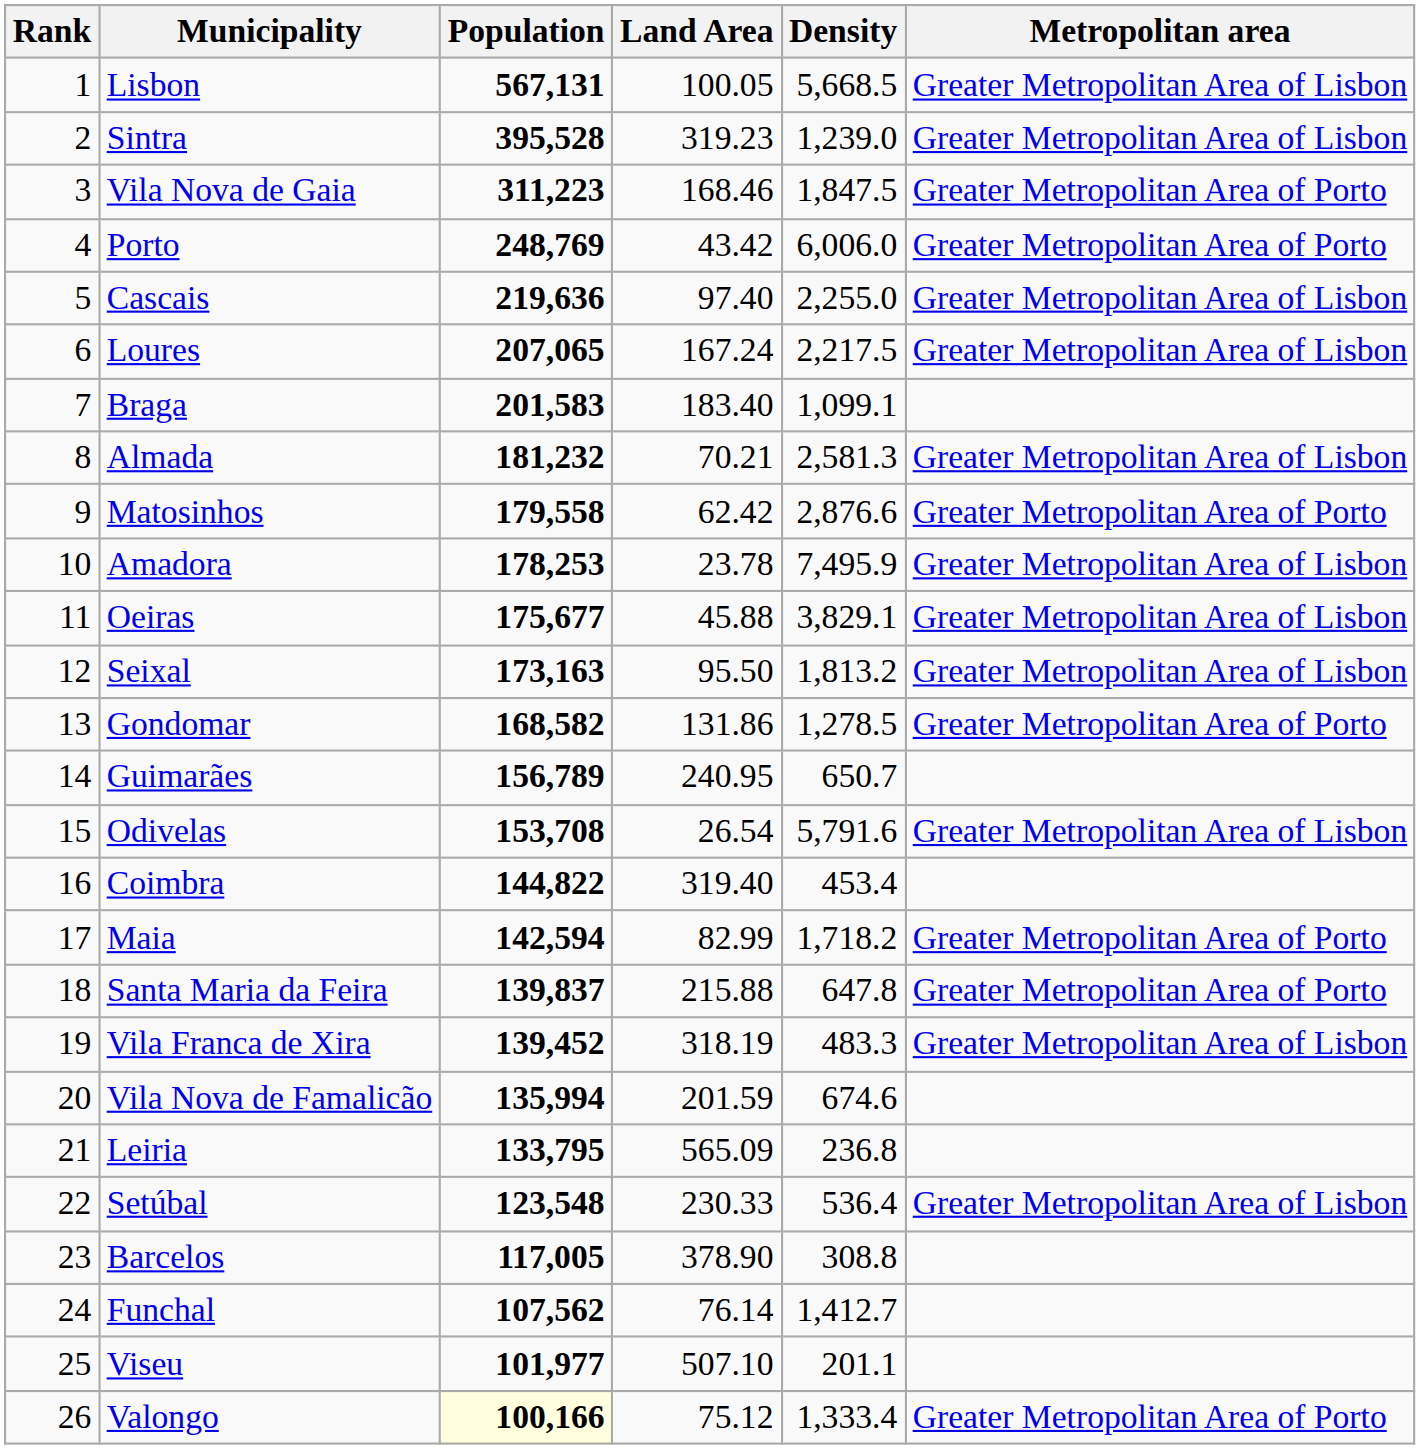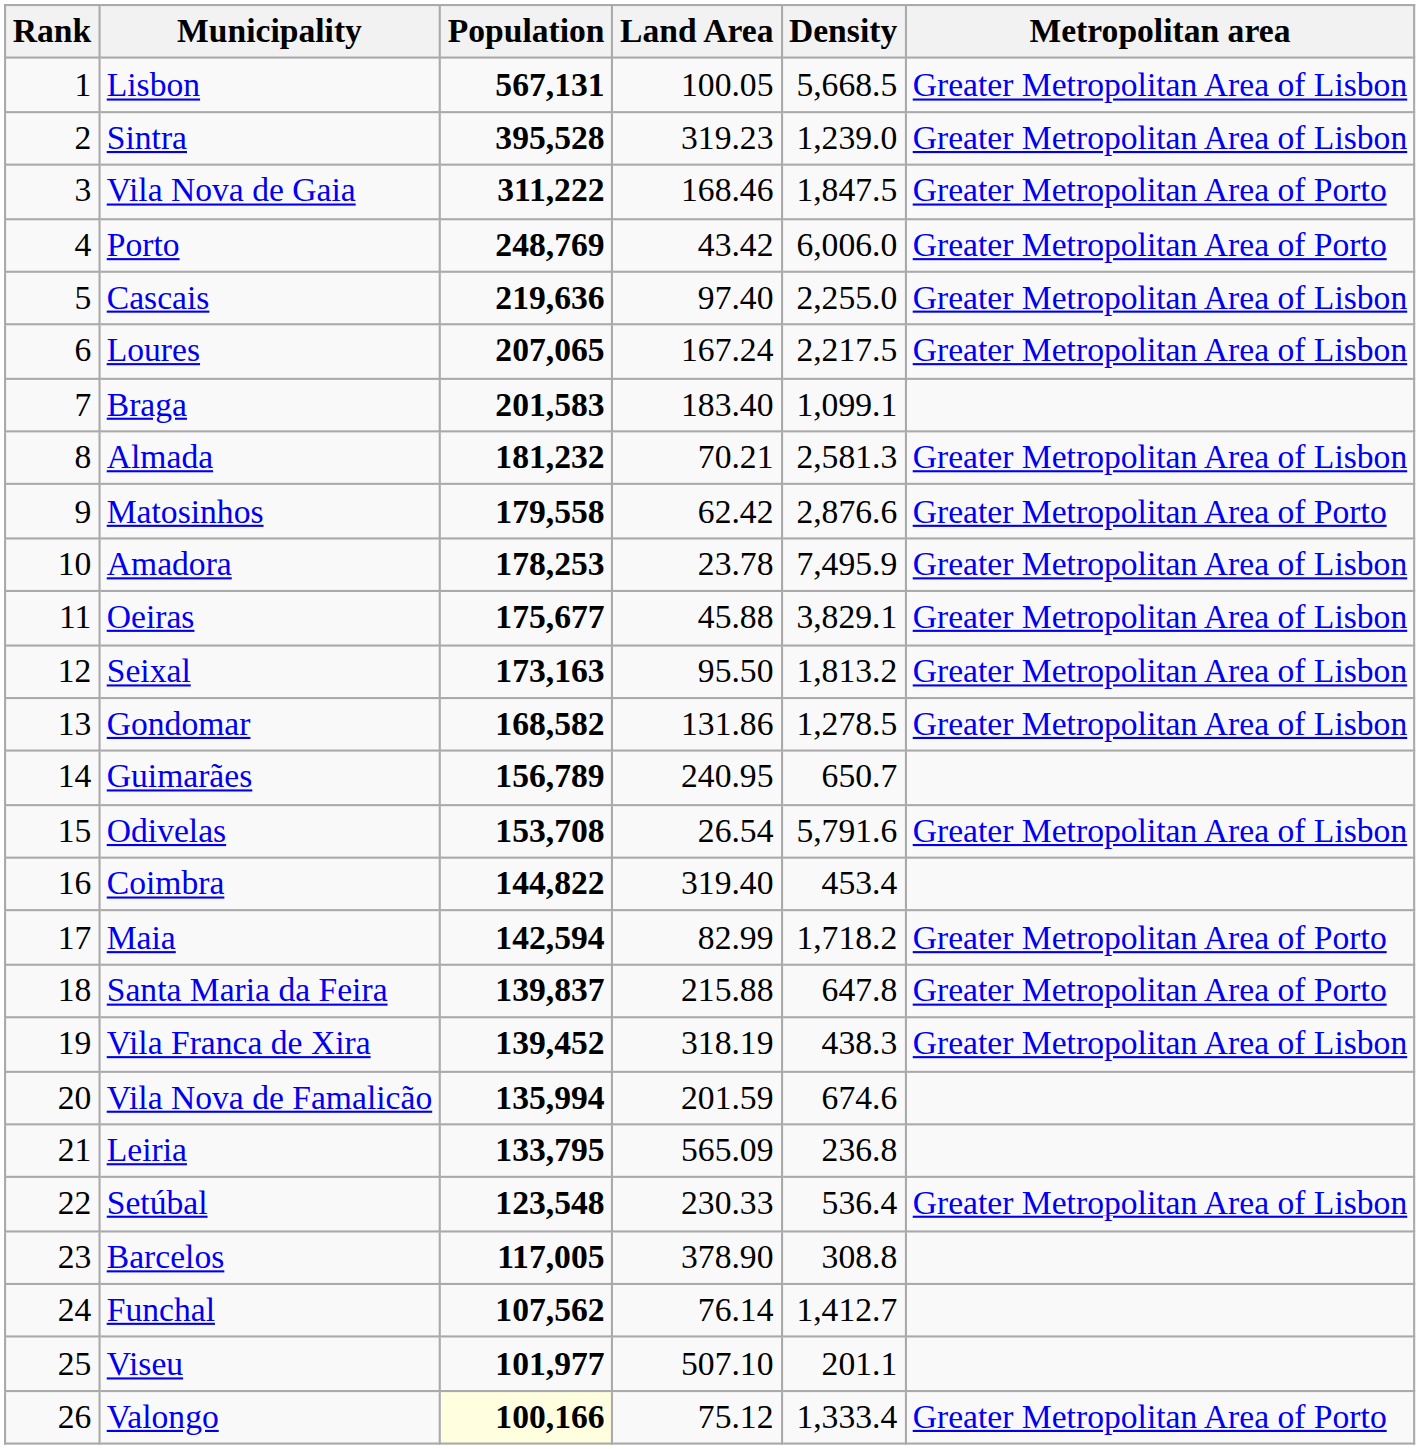(551, 191) 311,223 -> (551, 191) 311,222
(1150, 723) Greater Metropolitan Area of Porto -> (1160, 723) Greater Metropolitan Area of Lisbon
(859, 1043) 483.3 -> (859, 1043) 438.3
